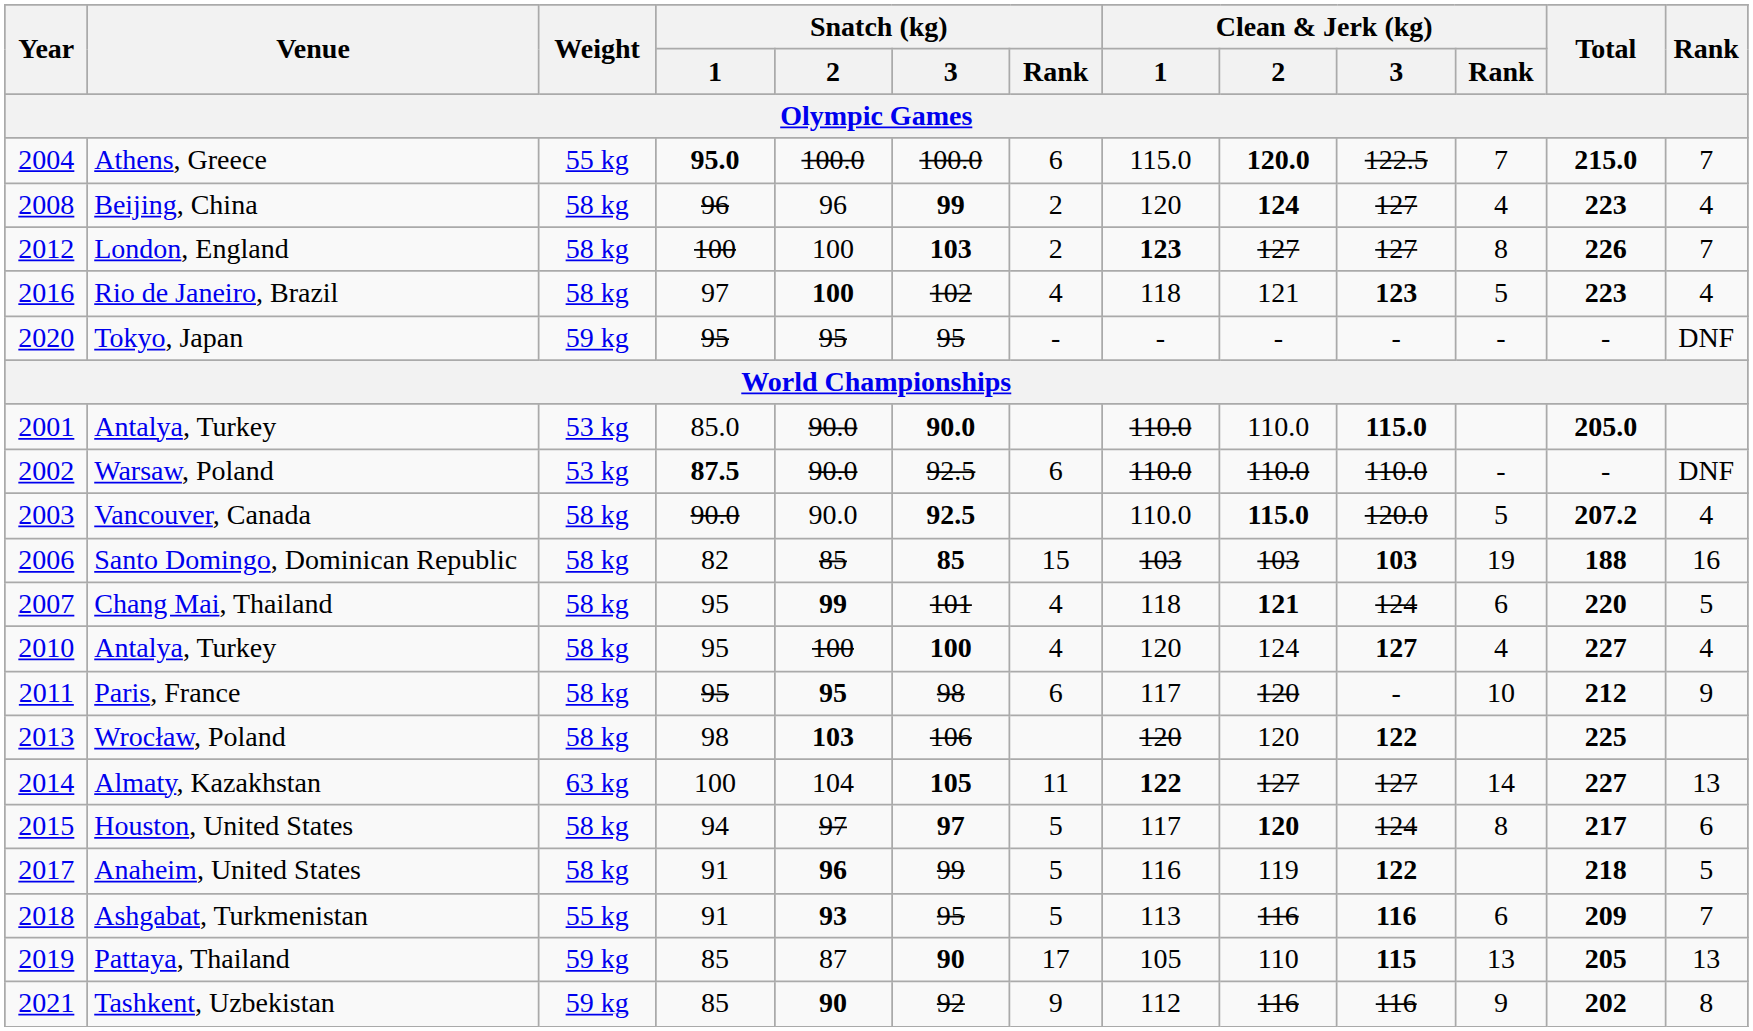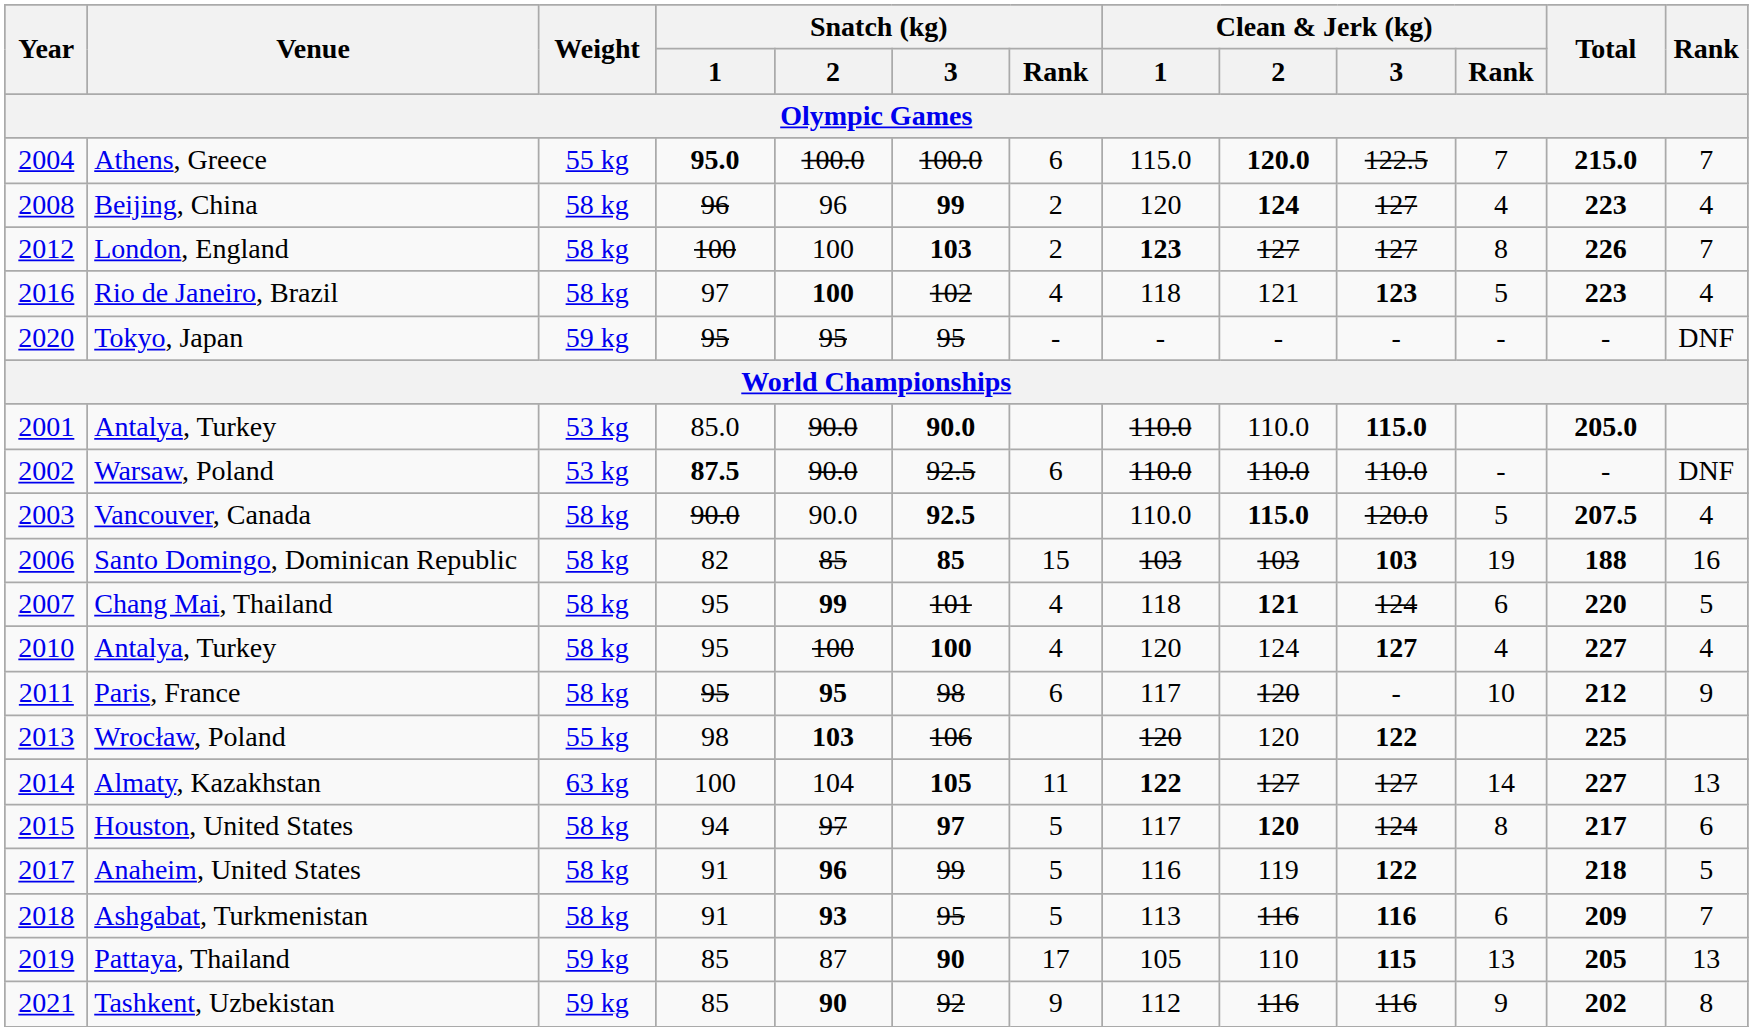(1606, 515) 207.2 -> (1606, 515) 207.5
(597, 737) 58 kg -> (597, 737) 55 kg
(597, 914) 55 kg -> (597, 914) 58 kg
